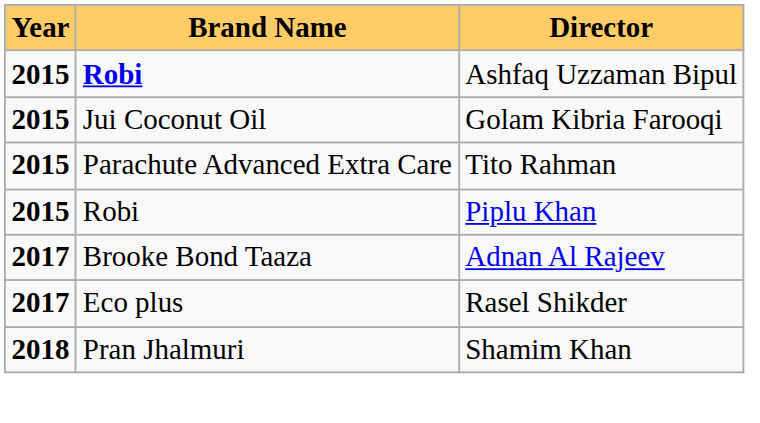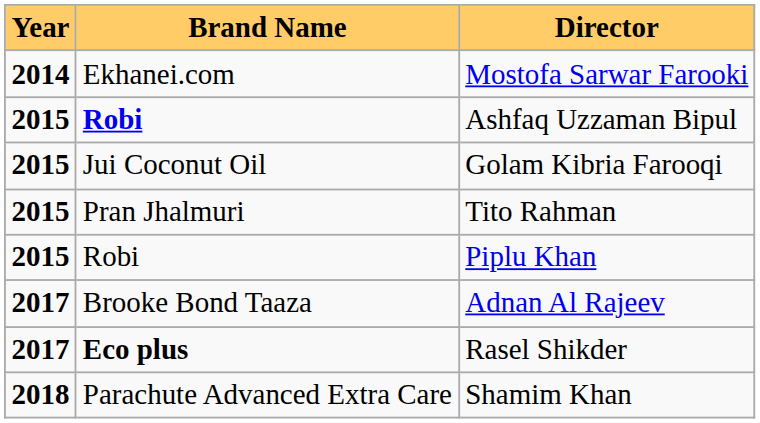+ row: (607, 73)
(267, 165) Parachute Advanced Extra Care -> (164, 211) Pran Jhalmuri
(133, 303) normal -> (136, 348) bold
(164, 348) Pran Jhalmuri -> (267, 394) Parachute Advanced Extra Care
